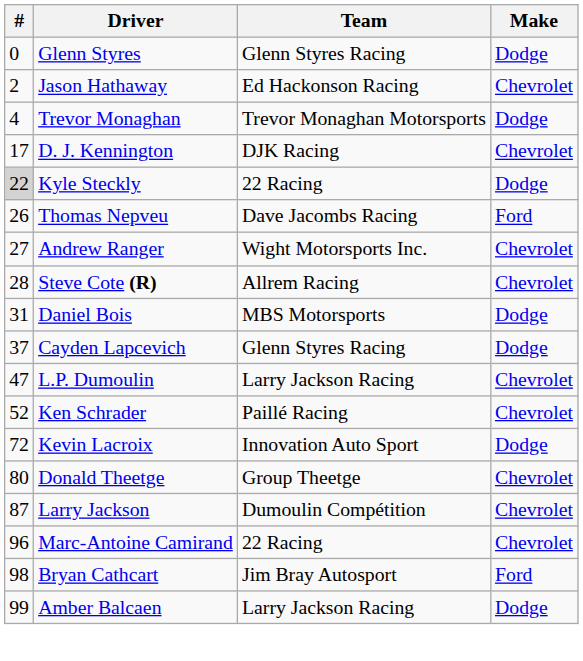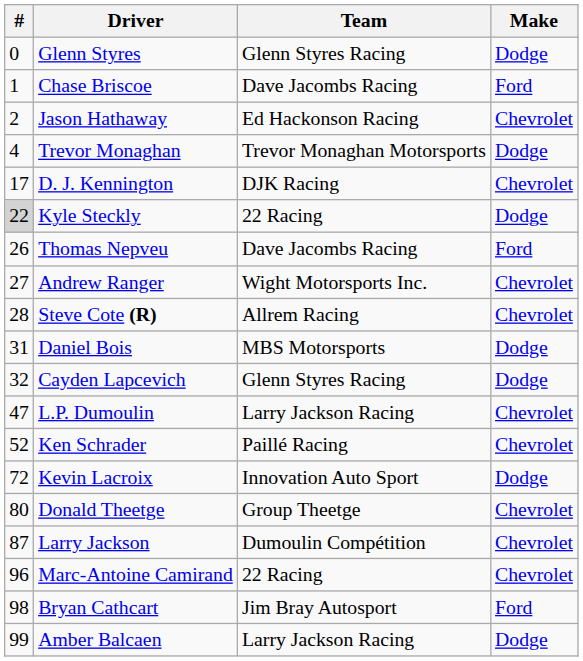+ row: (95, 86)
(19, 346) 37 -> (19, 379) 32
